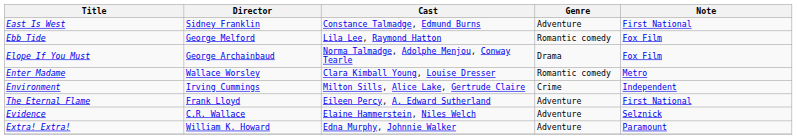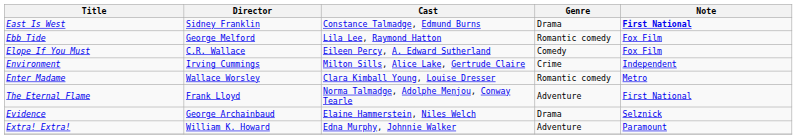(559, 24) Adventure -> (549, 24) Drama
(657, 24) normal -> (657, 24) bold
(230, 56) George Archainbaud -> (216, 51) C.R. Wallace
(417, 56) Norma Talmadge, Adolphe Menjou, Conway Tearle -> (407, 51) Eileen Percy, A. Edward Sutherland
(549, 56) Drama -> (552, 51) Comedy
rows swapped: (36, 74) <-> (33, 87)
(407, 101) Eileen Percy, A. Edward Sutherland -> (417, 96) Norma Talmadge, Adolphe Menjou, Conway Tearle
(216, 114) C.R. Wallace -> (230, 114) George Archainbaud
(559, 114) Adventure -> (549, 114) Drama
